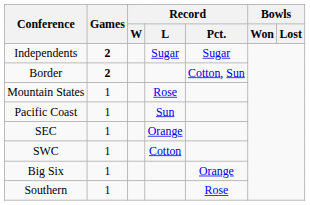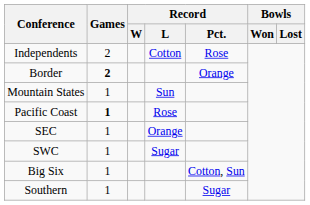(107, 53) bold -> (107, 53) normal
(165, 53) Sugar -> (165, 53) Cotton
(216, 53) Sugar -> (216, 53) Rose
(216, 73) Cotton, Sun -> (216, 73) Orange
(165, 92) Rose -> (165, 92) Sun
(107, 112) normal -> (107, 112) bold
(165, 112) Sun -> (165, 112) Rose
(165, 151) Cotton -> (165, 151) Sugar
(216, 170) Orange -> (216, 170) Cotton, Sun
(216, 190) Rose -> (216, 190) Sugar
